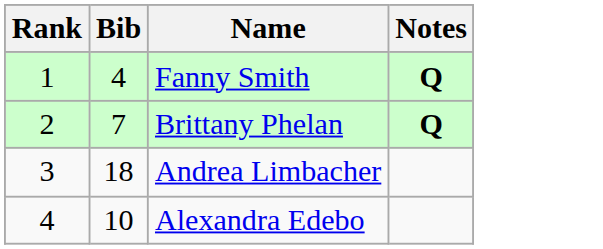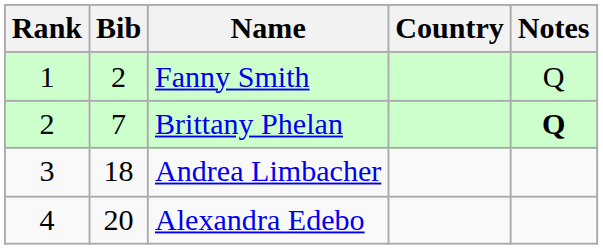+ column: (450, 28)
(119, 76) 4 -> (119, 76) 2
(431, 76) bold -> (554, 76) normal
(119, 219) 10 -> (119, 219) 20
